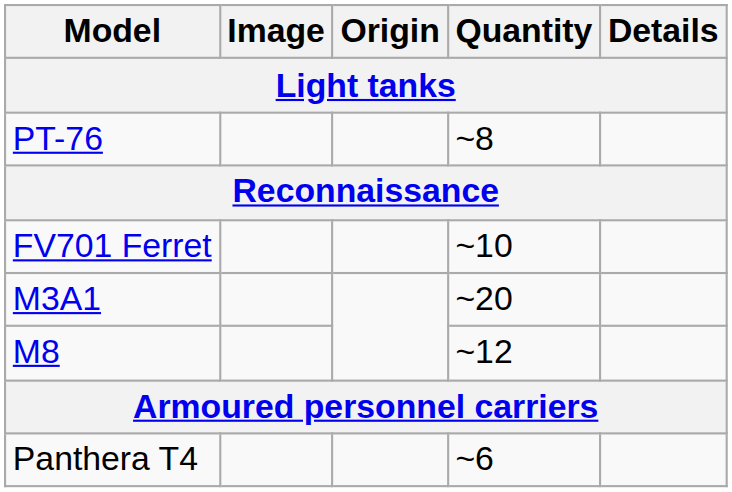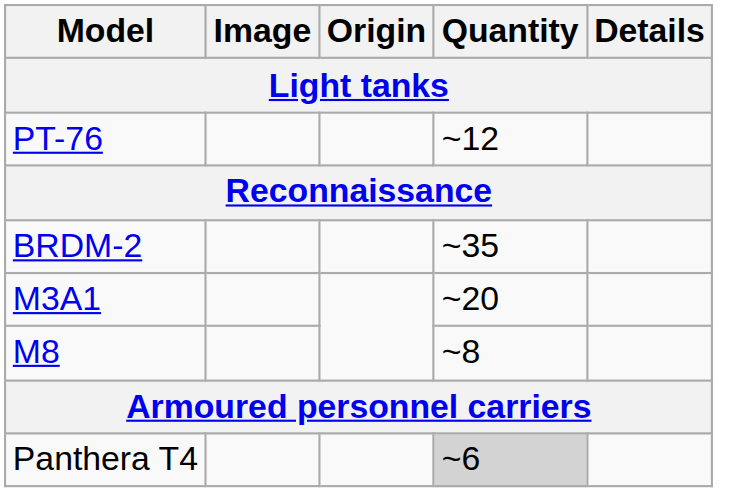(475, 138) ~8 -> (470, 138) ~12
+ row: (78, 245)
- row: (112, 245)
(484, 352) ~12 -> (461, 352) ~8
(475, 459) no background -> (461, 459) lightgrey background
